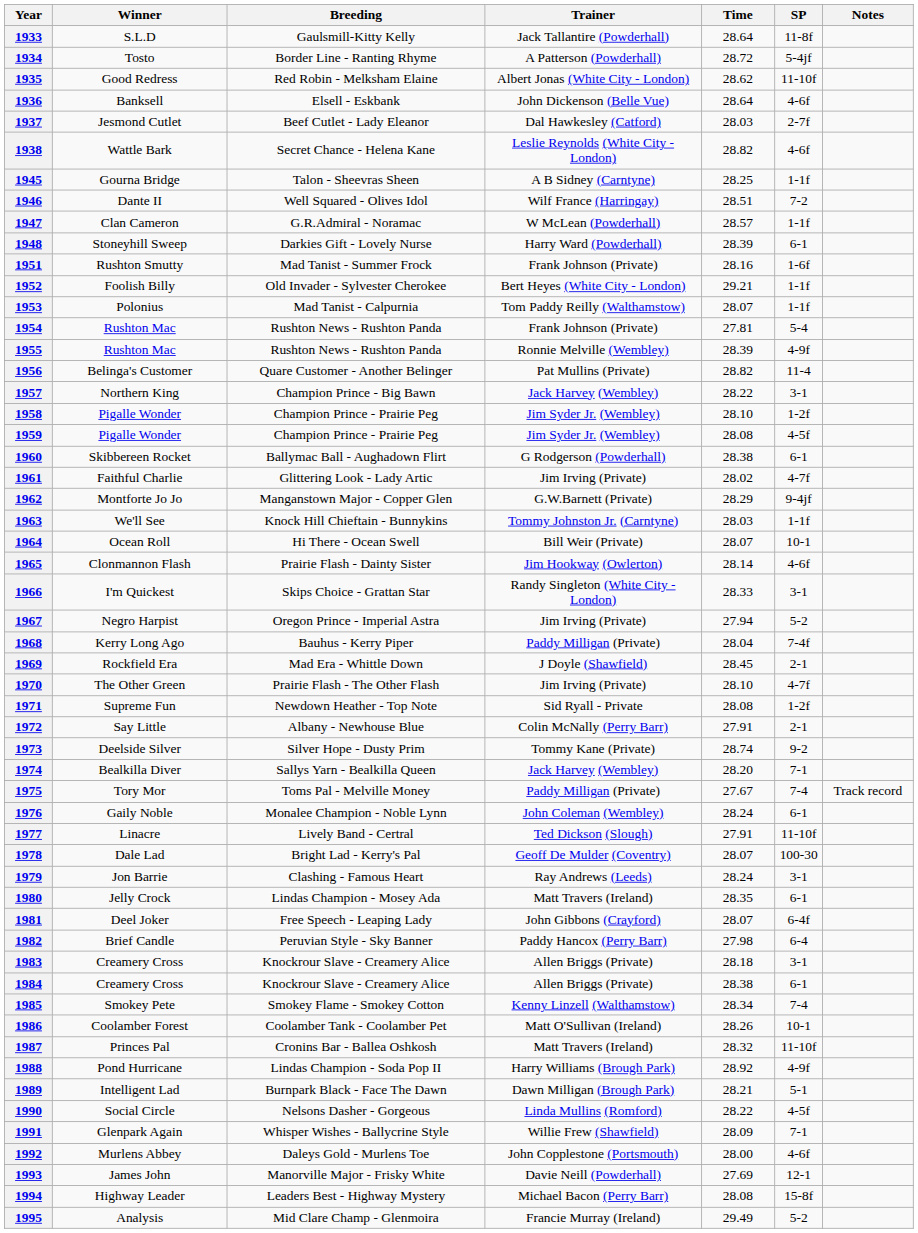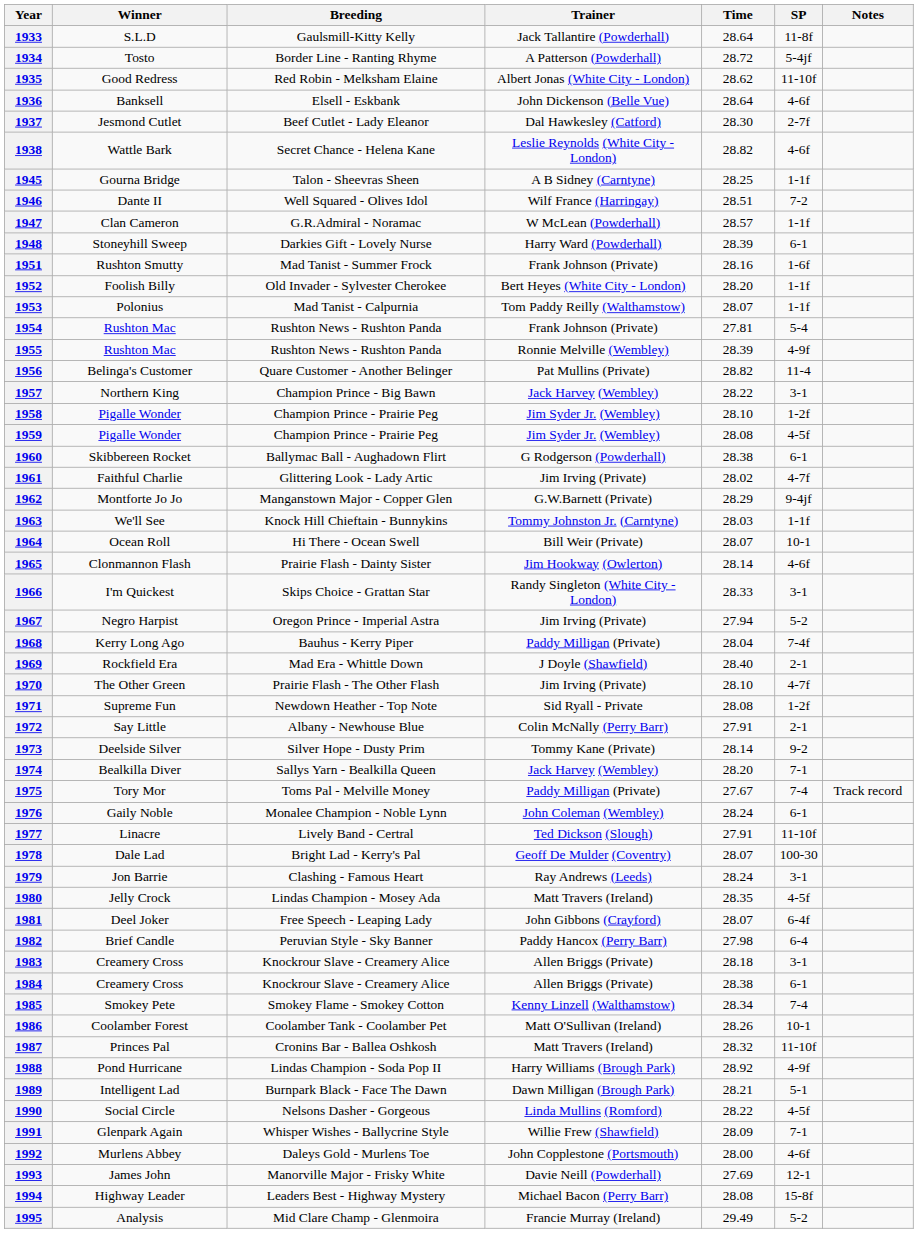(738, 121) 28.03 -> (738, 121) 28.30
(738, 286) 29.21 -> (738, 286) 28.20
(738, 663) 28.45 -> (738, 663) 28.40
(738, 748) 28.74 -> (738, 748) 28.14
(799, 897) 6-1 -> (799, 897) 4-5f
